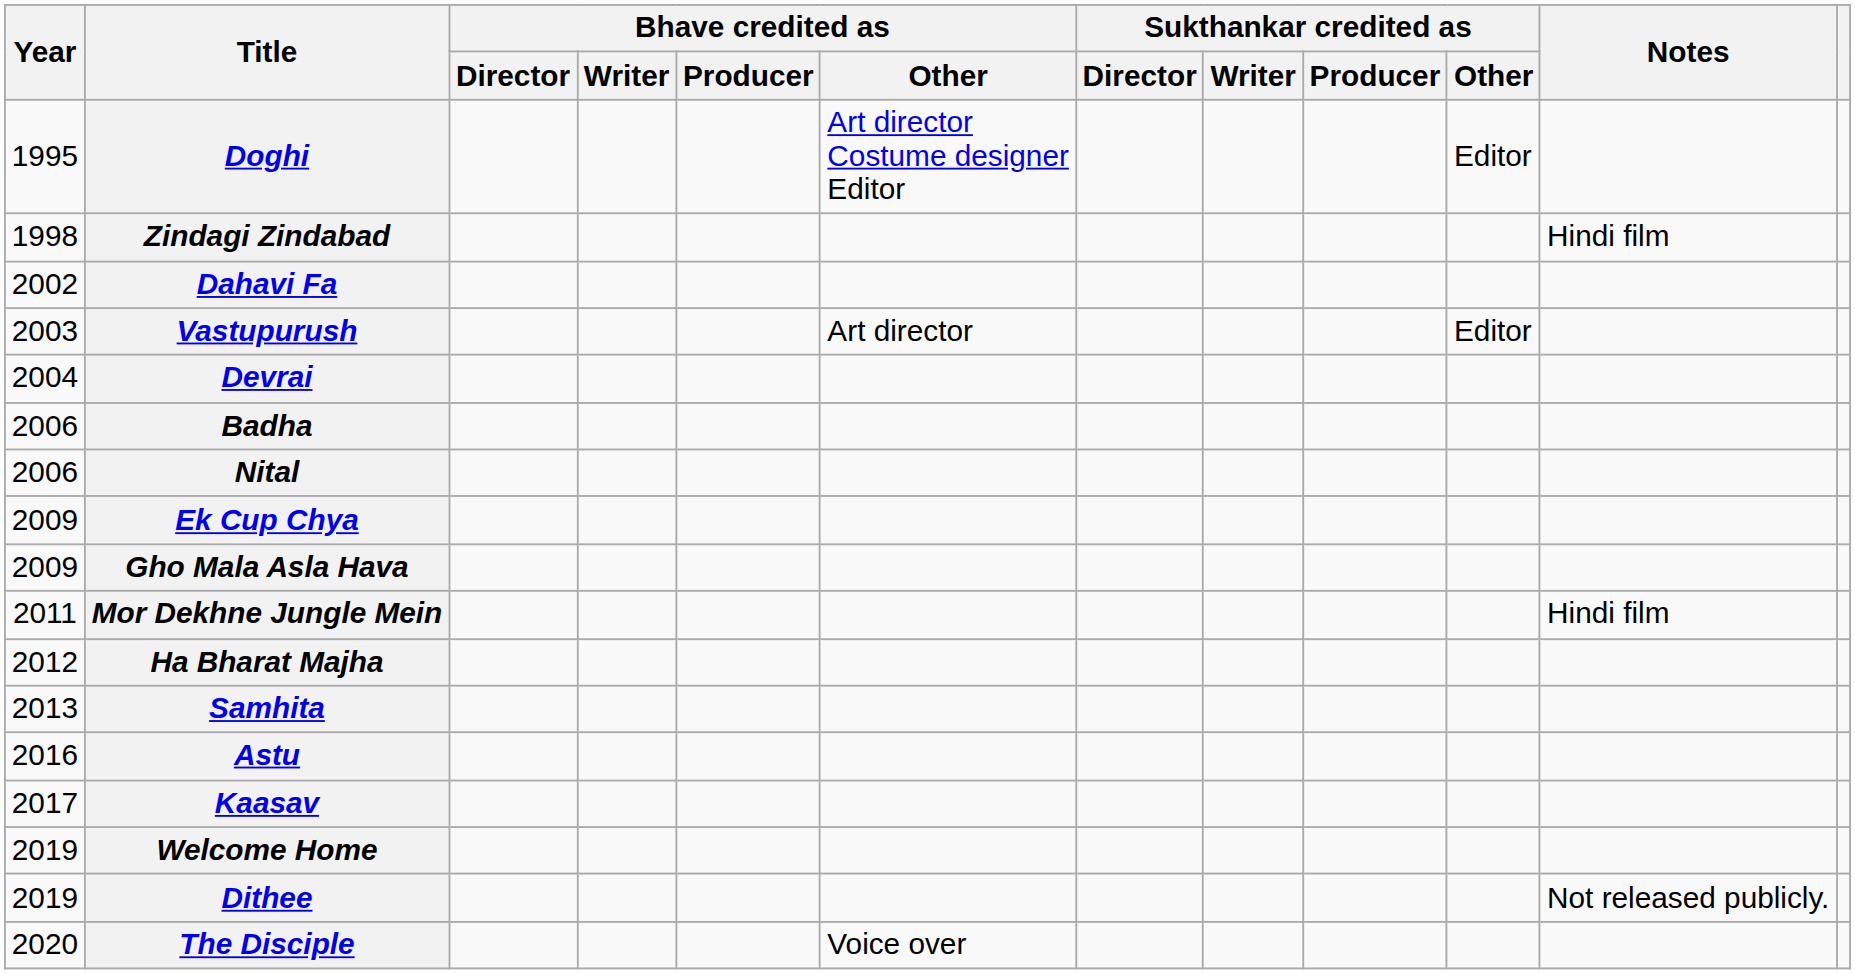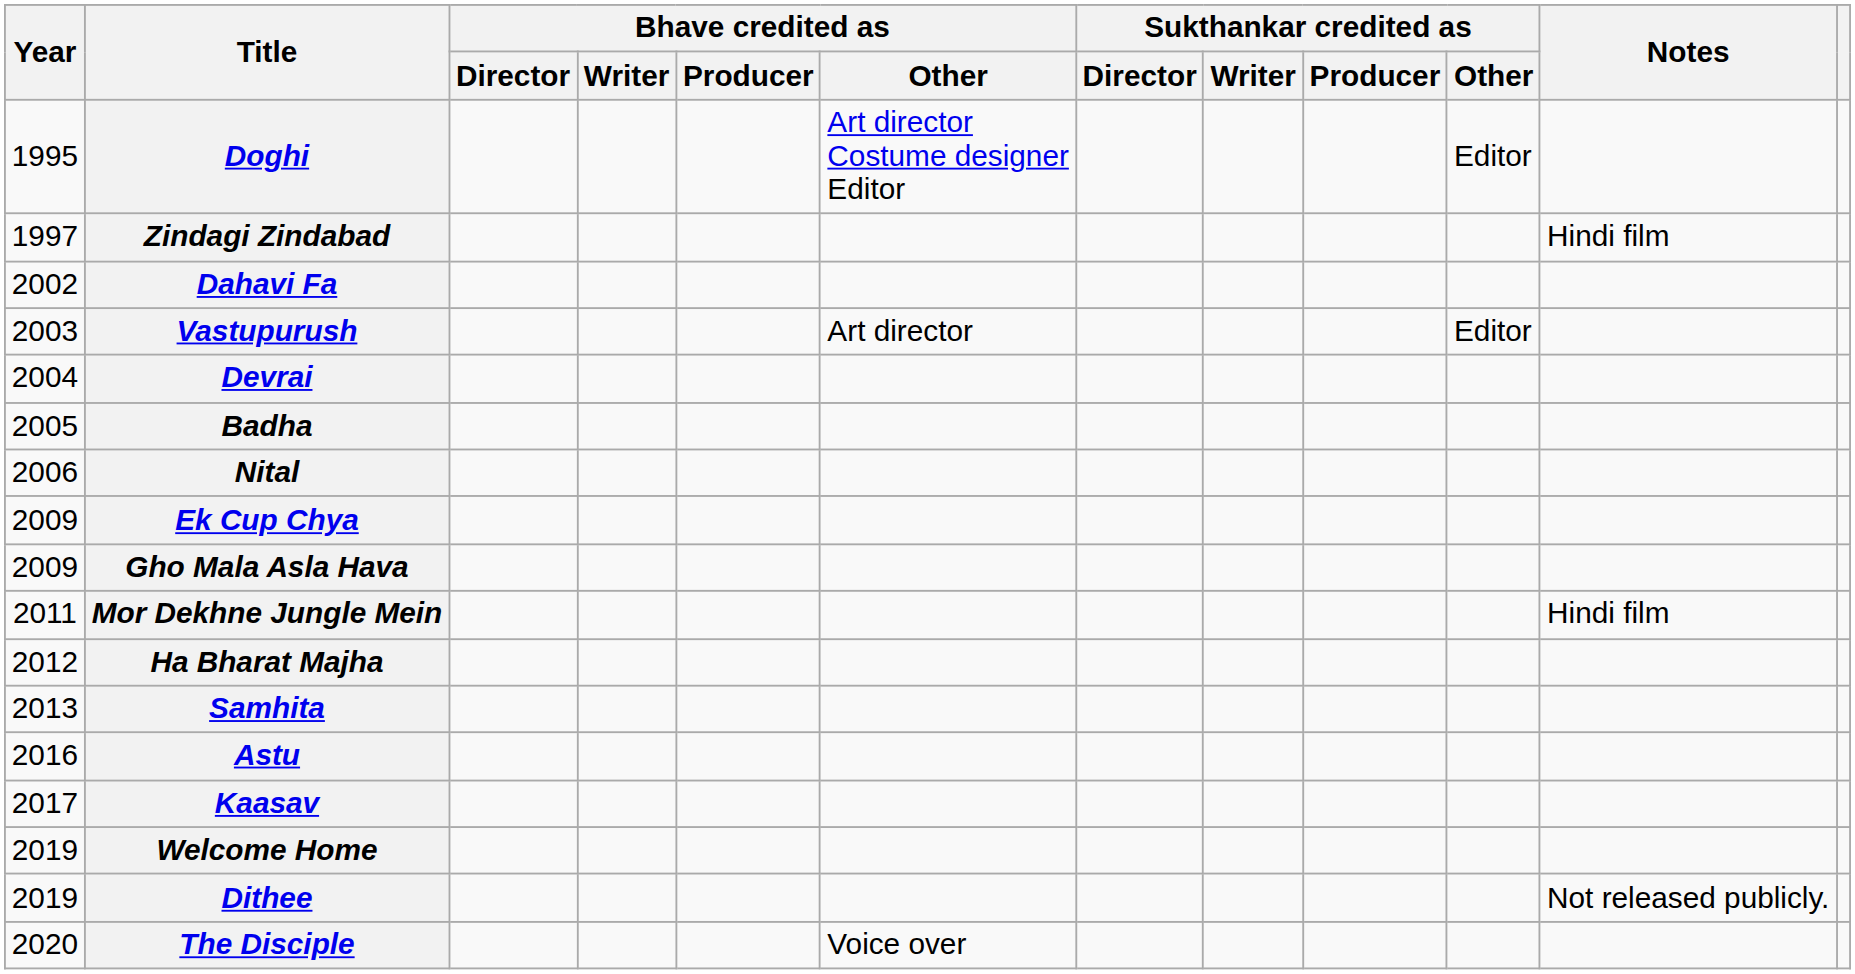(45, 236) 1998 -> (45, 236) 1997
(45, 425) 2006 -> (45, 425) 2005
